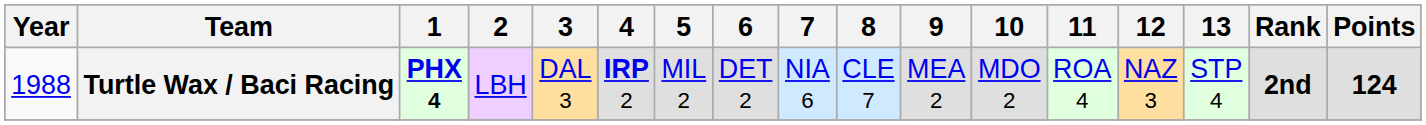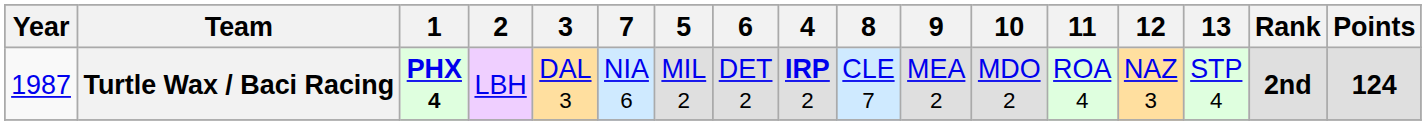columns swapped: (626, 26) <-> (807, 26)
(41, 84) 1988 -> (41, 84) 1987
